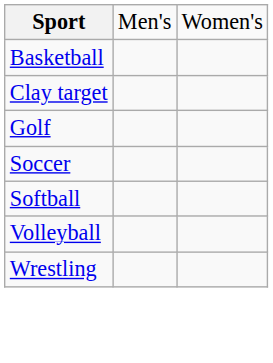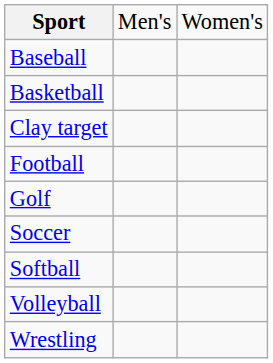+ row: (48, 57)
+ row: (47, 163)
